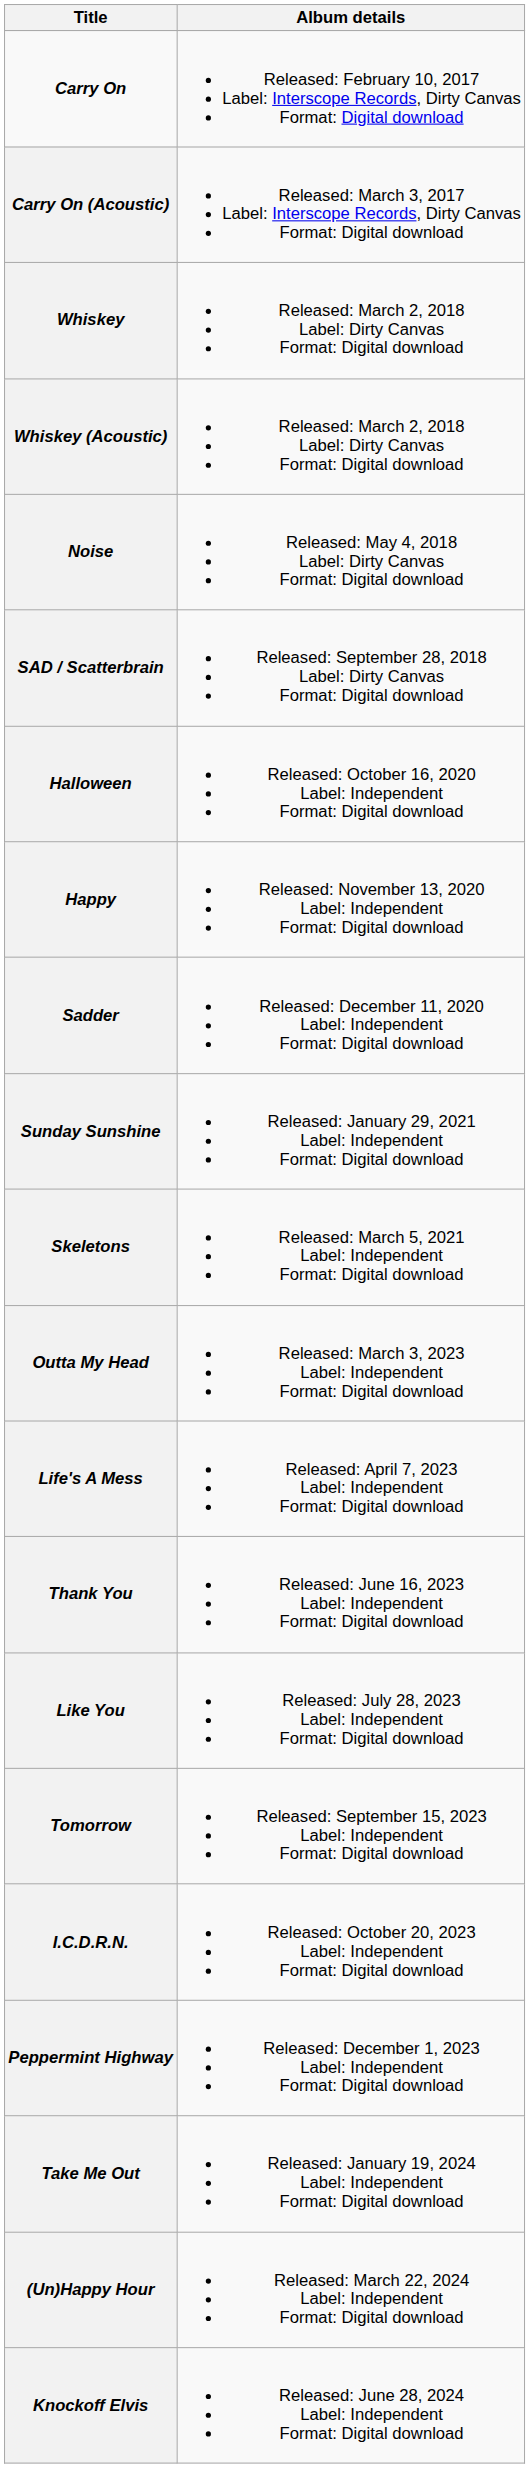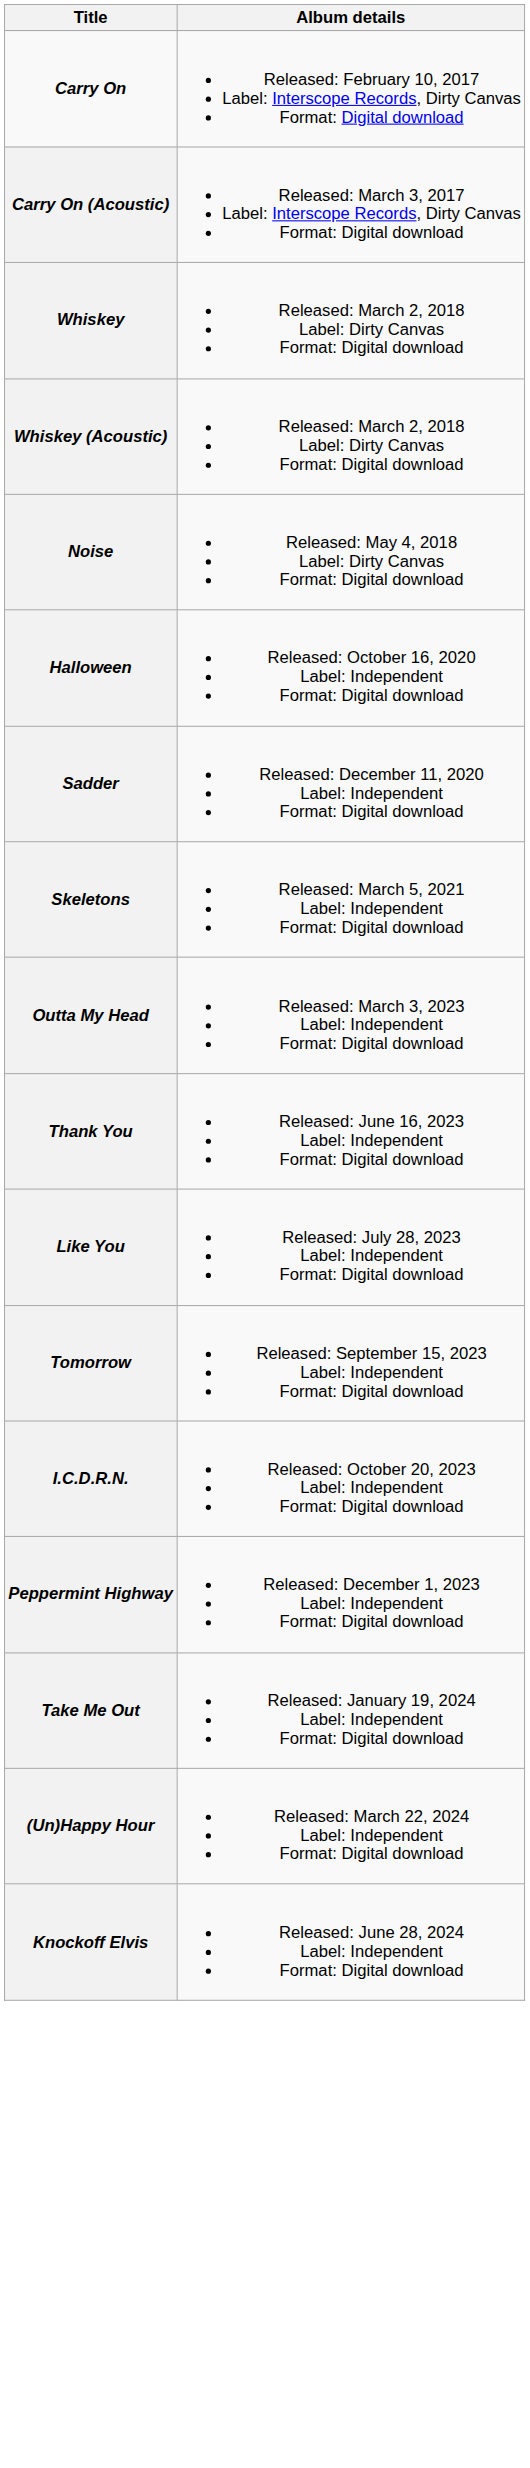- row: (91, 667)
- row: (91, 899)
- row: (91, 1131)
- row: (91, 1478)
